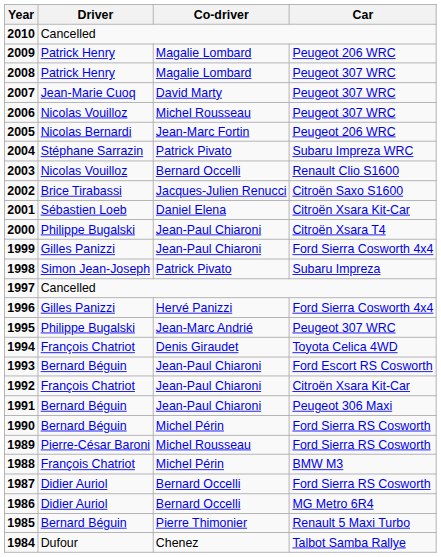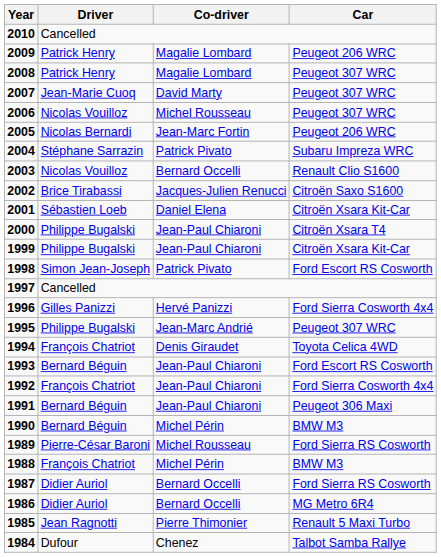(78, 249) Gilles Panizzi -> (88, 249) Philippe Bugalski
(363, 249) Ford Sierra Cosworth 4x4 -> (351, 249) Citroën Xsara Kit-Car
(336, 269) Subaru Impreza -> (363, 269) Ford Escort RS Cosworth
(351, 386) Citroën Xsara Kit-Car -> (363, 386) Ford Sierra Cosworth 4x4
(362, 425) Ford Sierra RS Cosworth -> (318, 425) BMW M3
(84, 523) Bernard Béguin -> (79, 523) Jean Ragnotti
